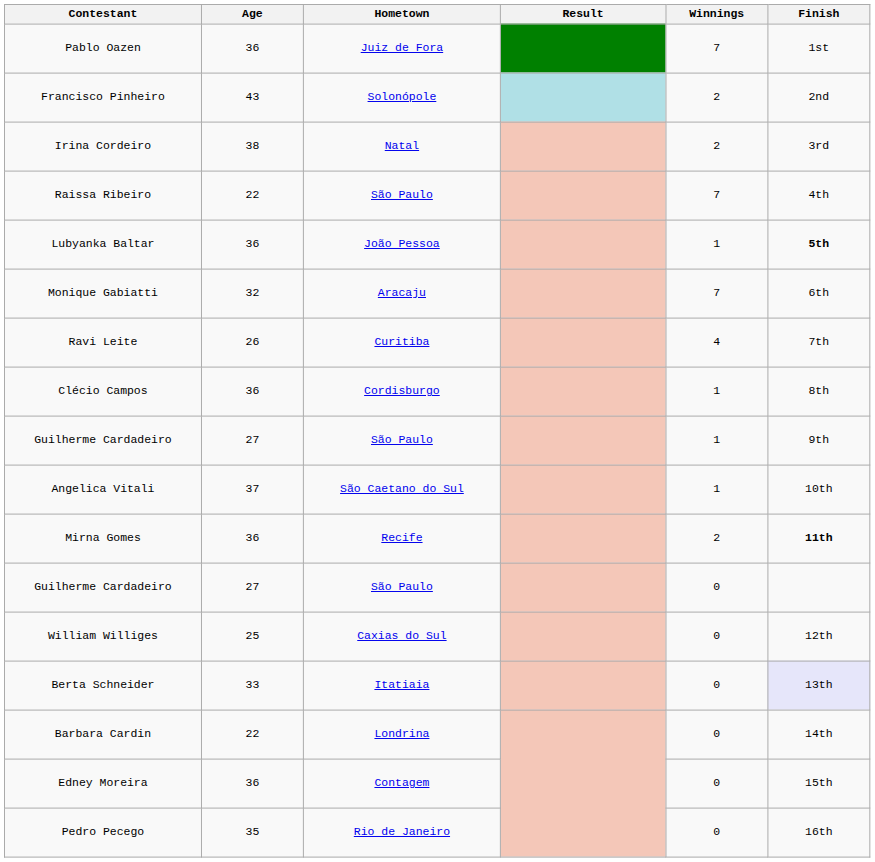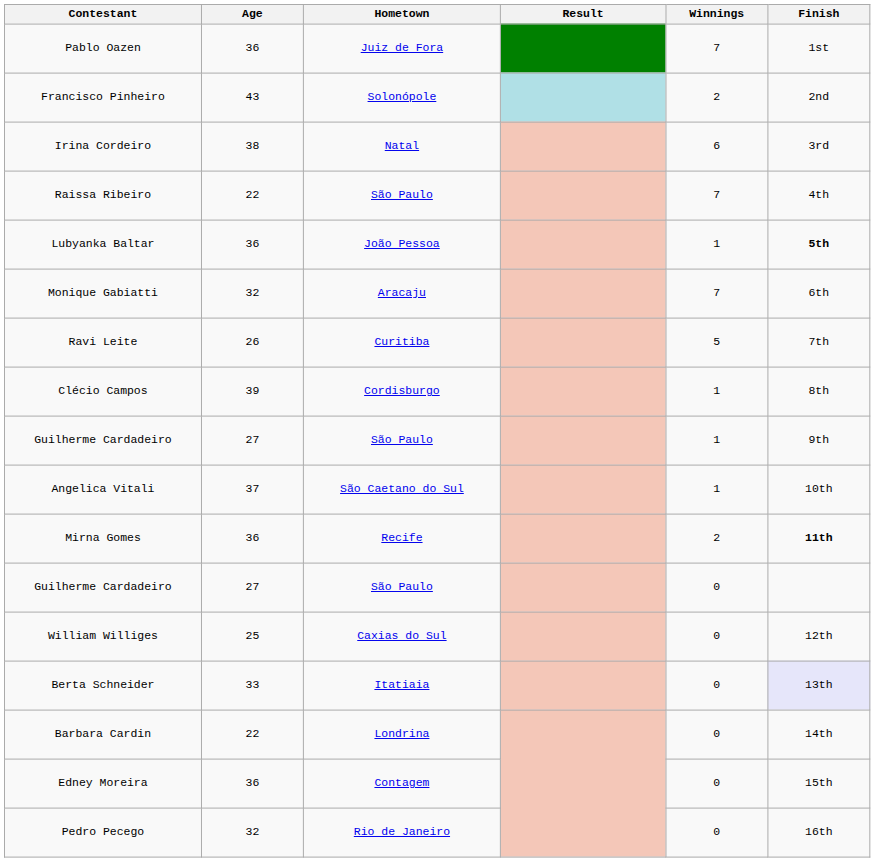(717, 146) 2 -> (717, 146) 6
(717, 342) 4 -> (717, 342) 5
(252, 391) 36 -> (252, 391) 39
(252, 832) 35 -> (252, 832) 32
